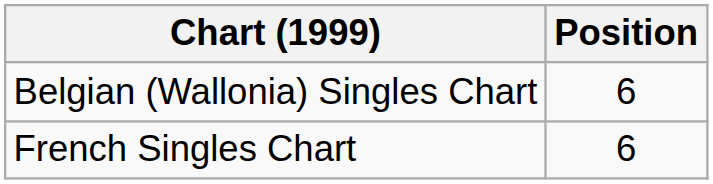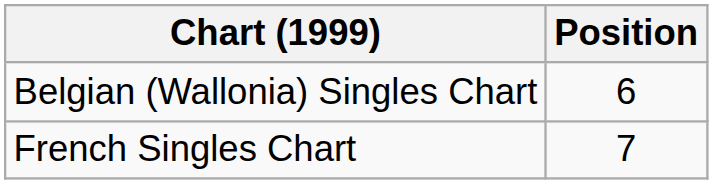(626, 149) 6 -> (626, 149) 7
